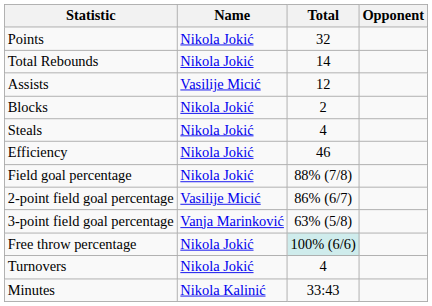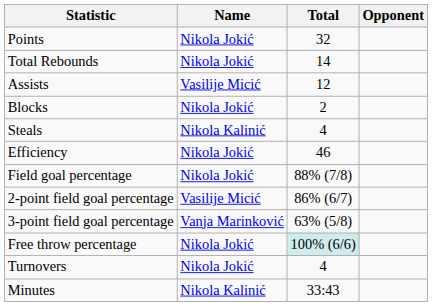(217, 130) Nikola Jokić -> (223, 130) Nikola Kalinić
